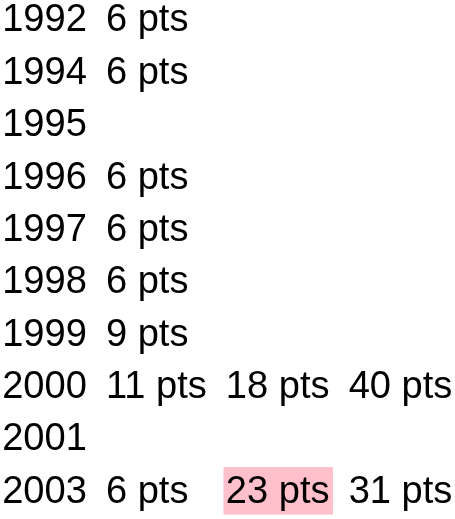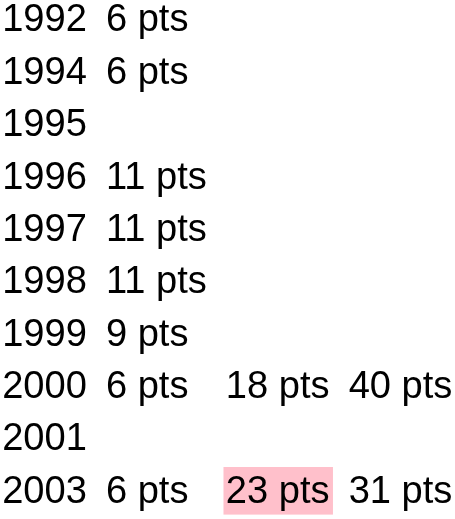(147, 175) 6 pts -> (156, 175) 11 pts
(147, 228) 6 pts -> (156, 228) 11 pts
(147, 280) 6 pts -> (156, 280) 11 pts
(156, 385) 11 pts -> (147, 385) 6 pts
